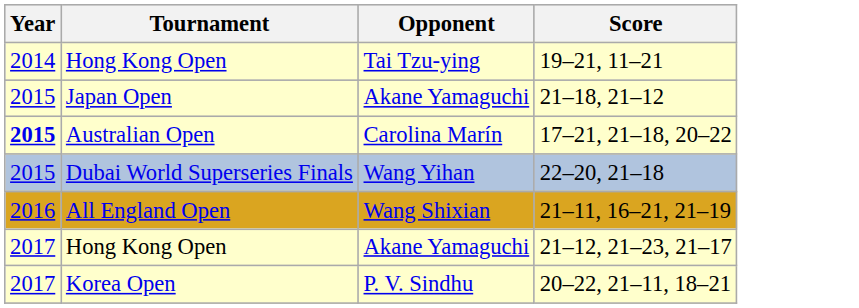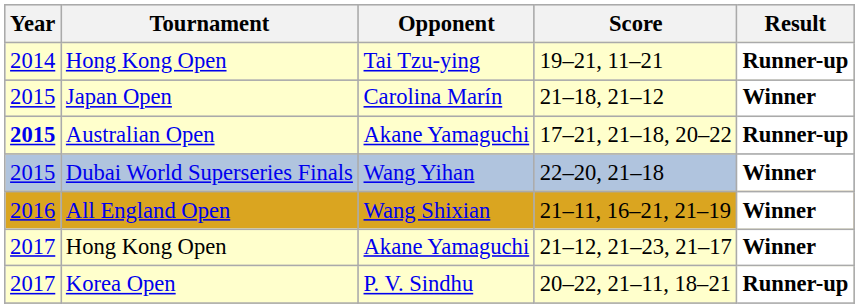+ column: (795, 23)
(446, 98) Akane Yamaguchi -> (433, 98) Carolina Marín
(433, 135) Carolina Marín -> (446, 135) Akane Yamaguchi
